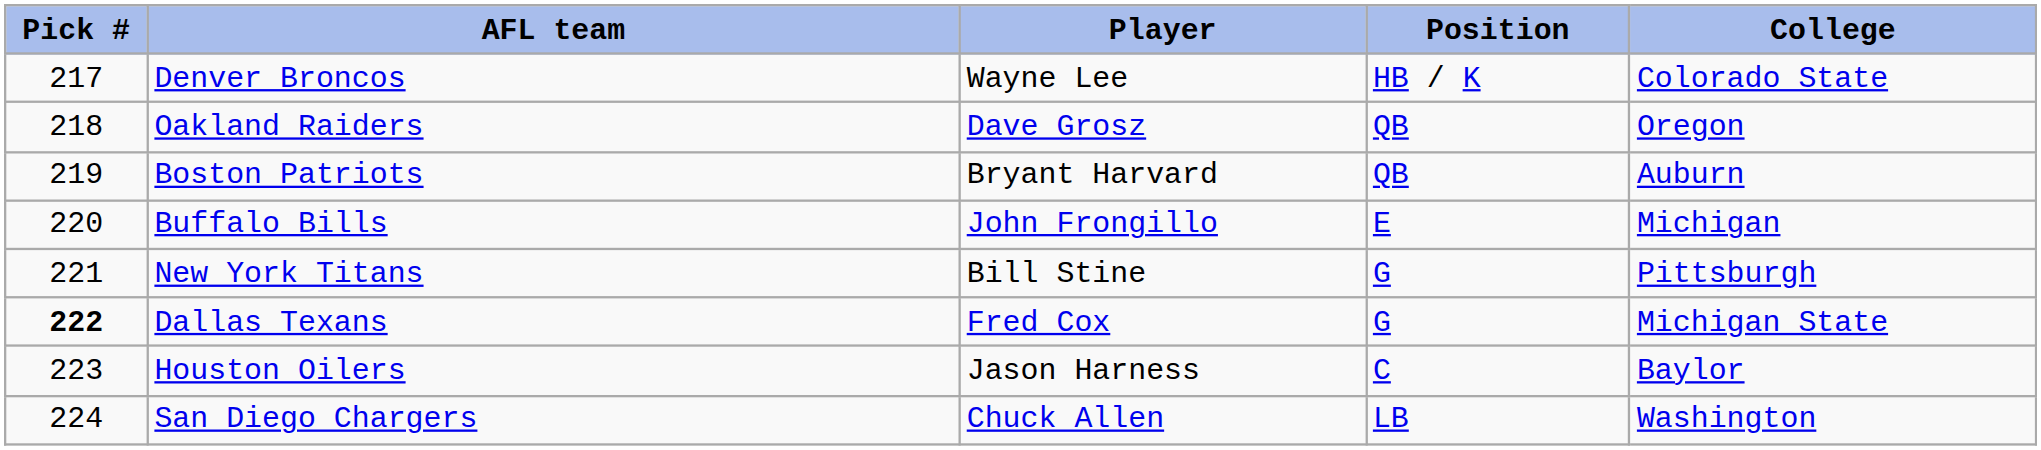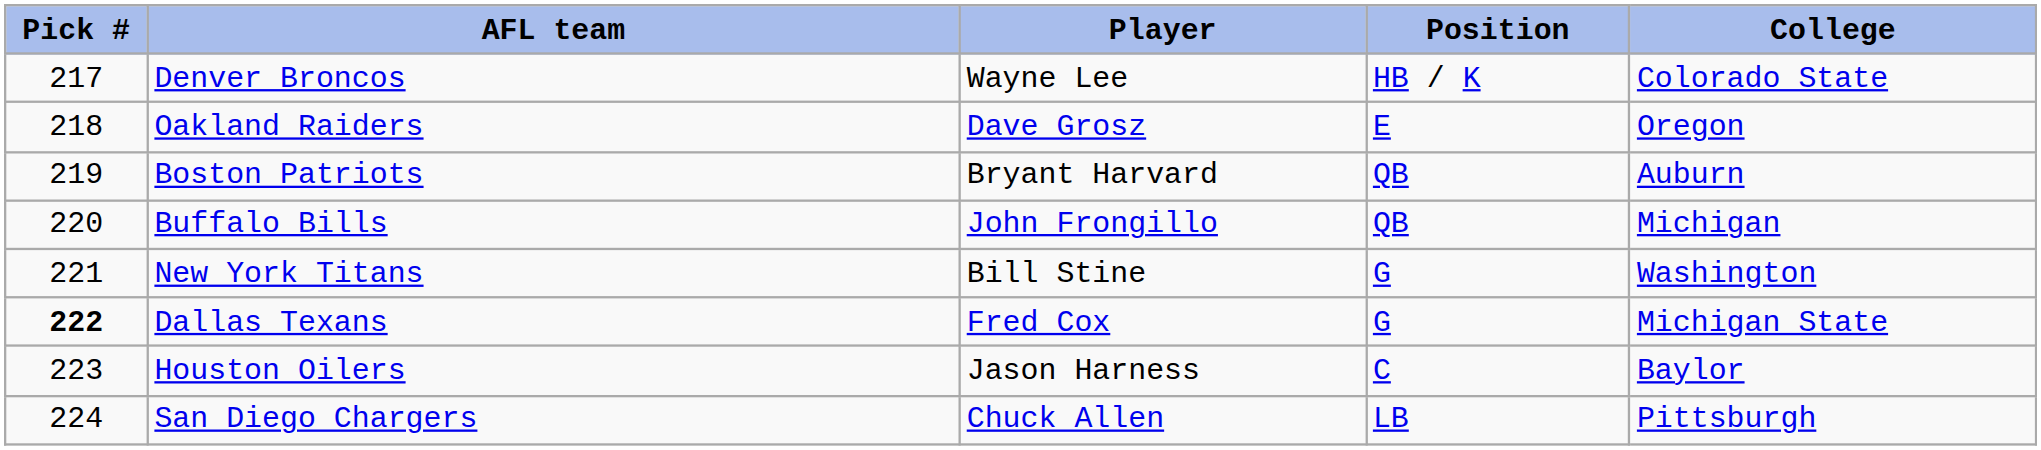(1391, 127) QB -> (1382, 127) E
(1382, 224) E -> (1391, 224) QB
(1727, 273) Pittsburgh -> (1727, 273) Washington
(1727, 419) Washington -> (1727, 419) Pittsburgh
